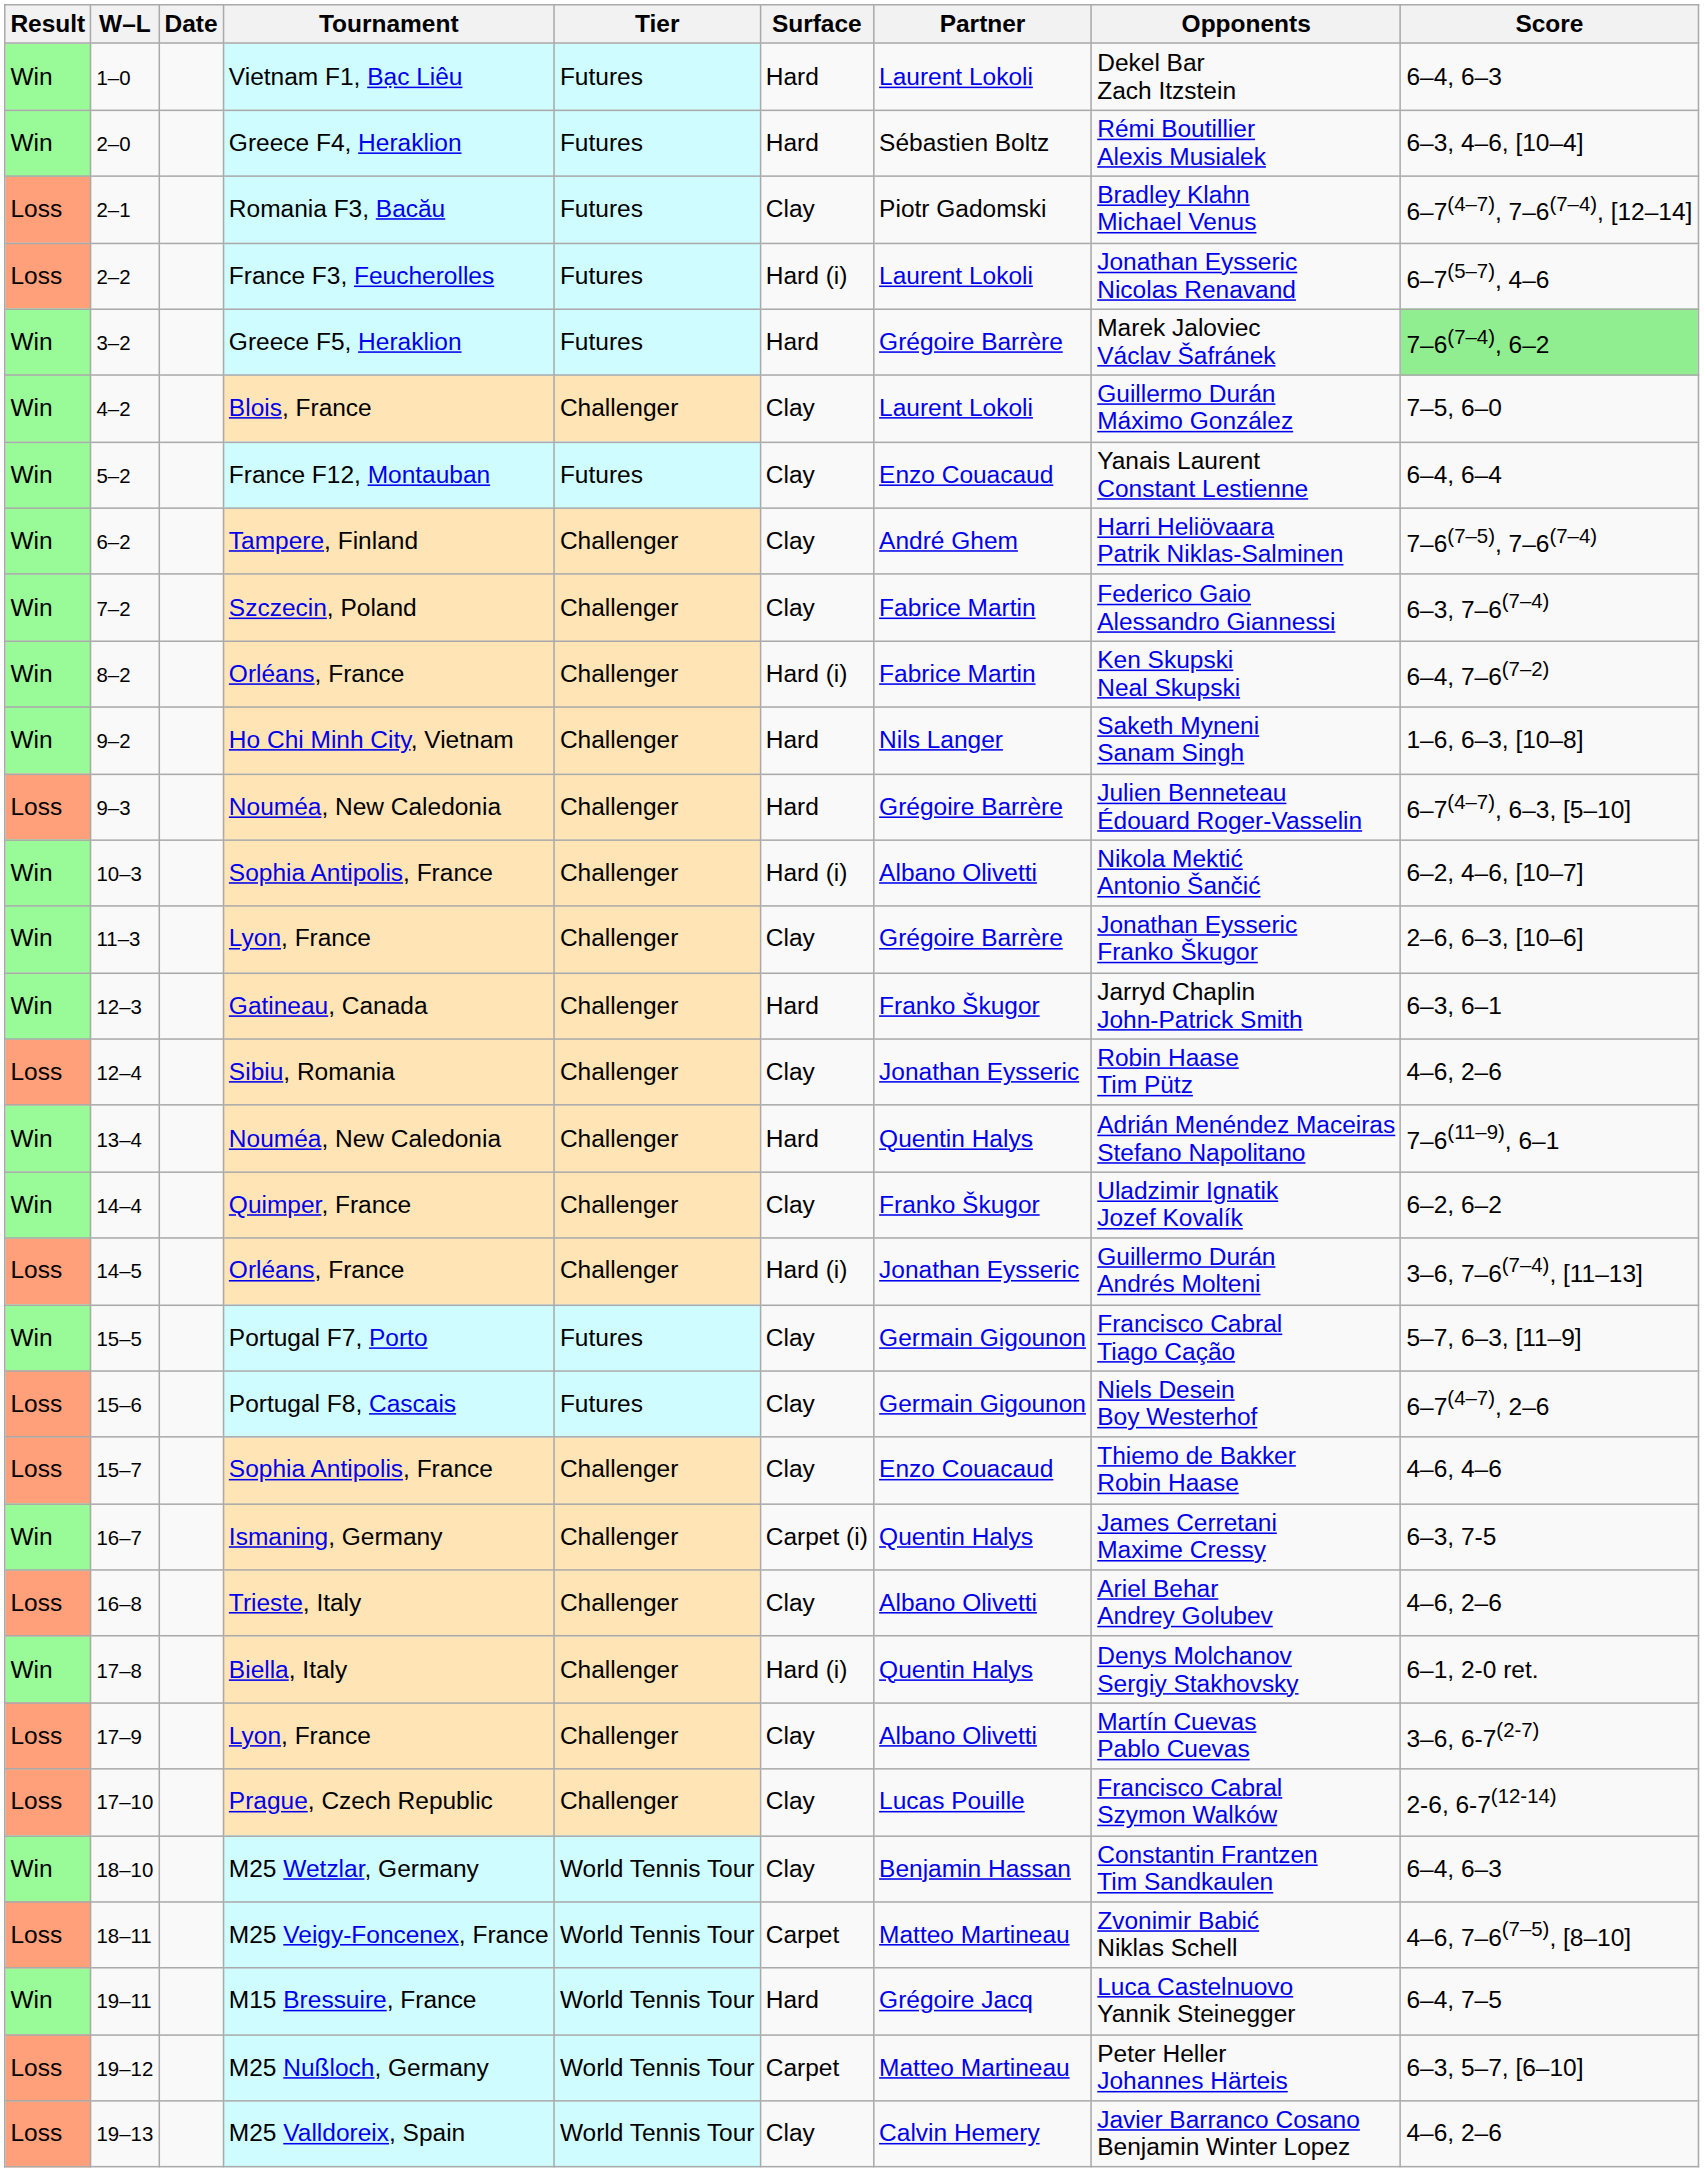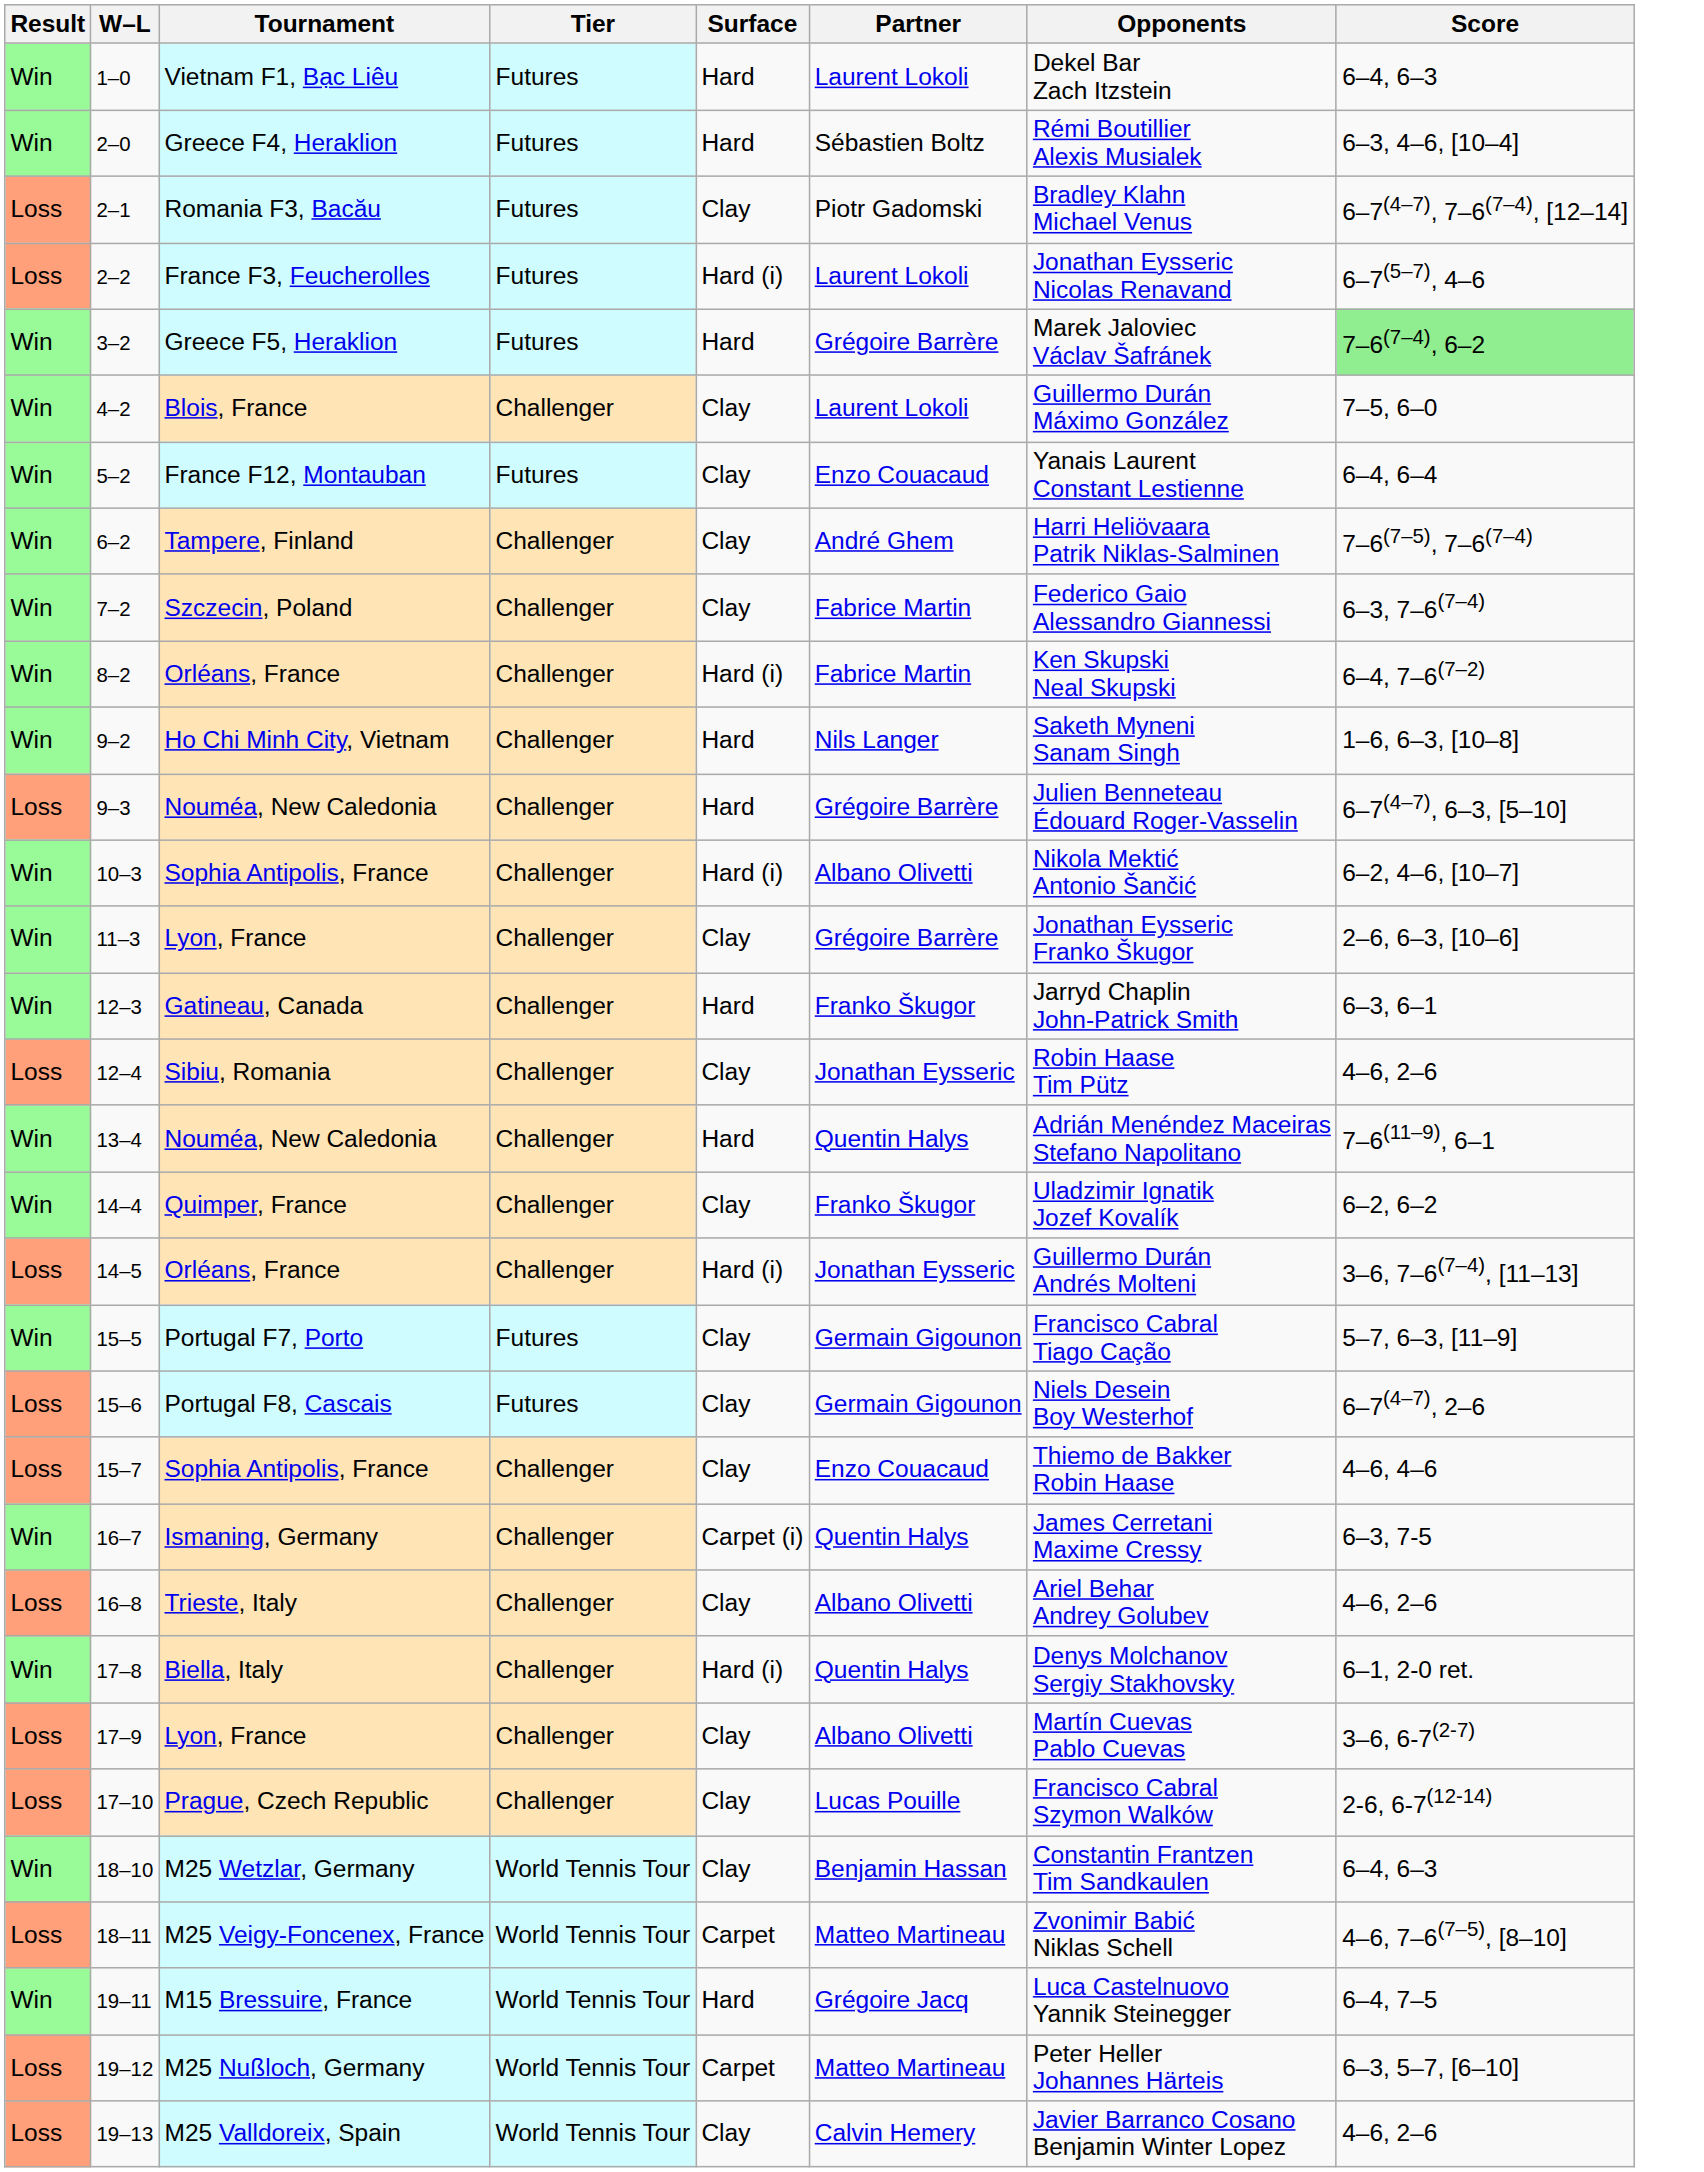- column: (191, 23)
